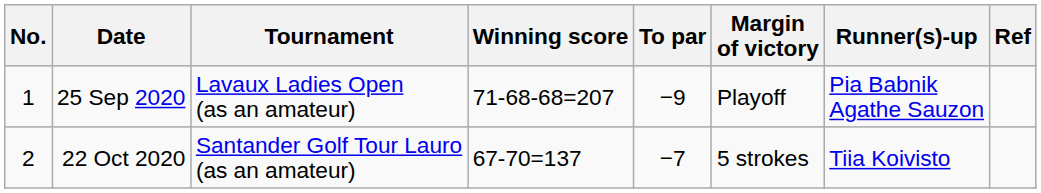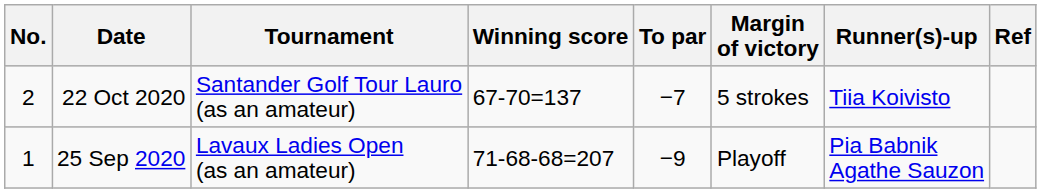rows swapped: (121, 97) <-> (124, 158)
